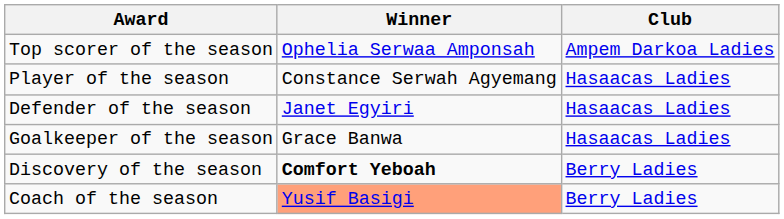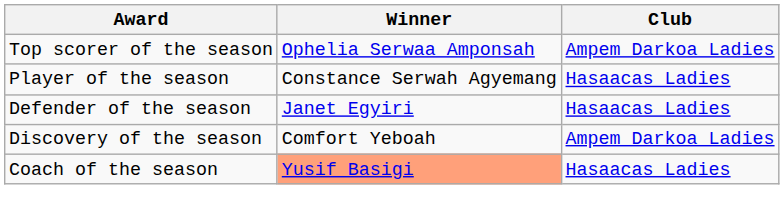- row: (141, 139)
(359, 169) bold -> (359, 139) normal
(632, 169) Berry Ladies -> (670, 139) Ampem Darkoa Ladies
(632, 199) Berry Ladies -> (648, 169) Hasaacas Ladies
